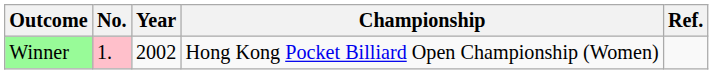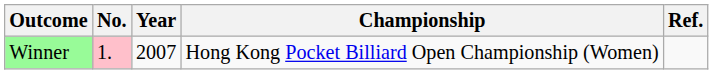(156, 52) 2002 -> (156, 52) 2007
